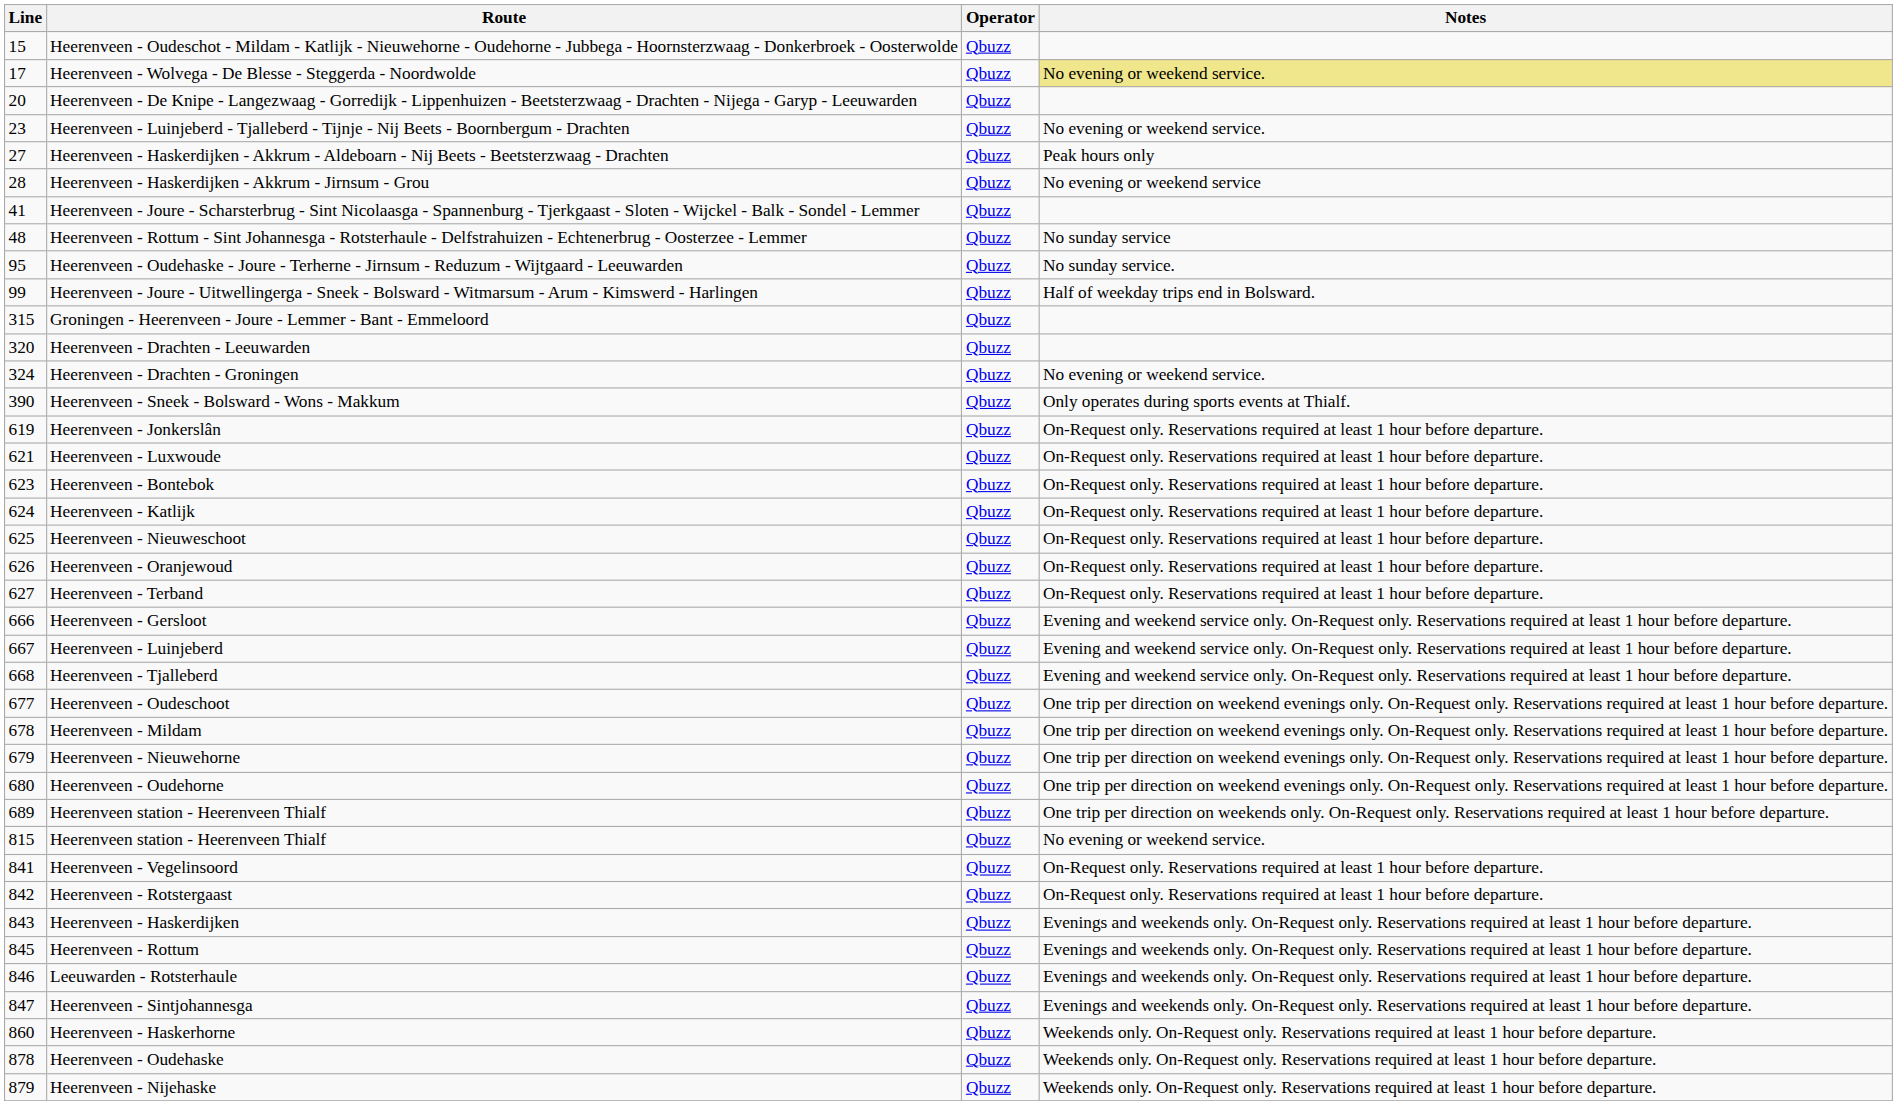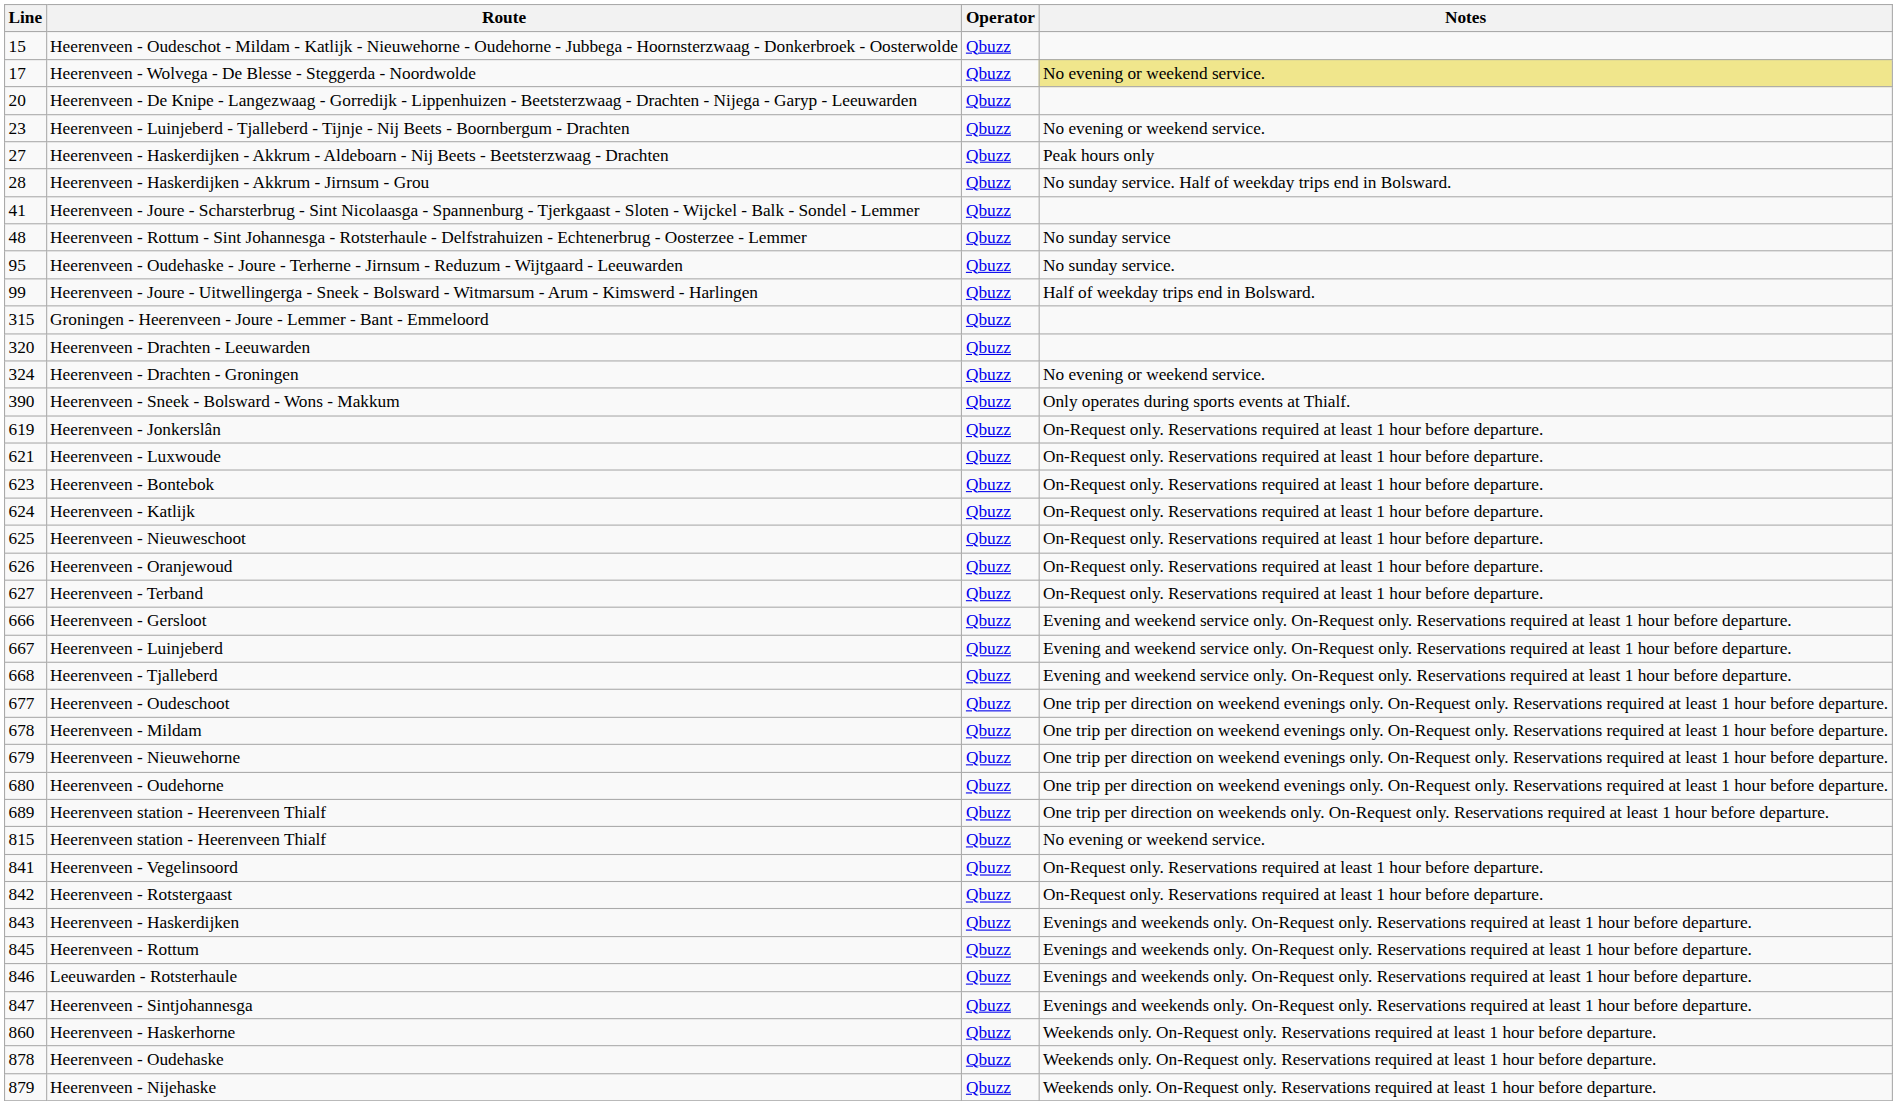(1152, 182) No evening or weekend service -> (1247, 182) No sunday service. Half of weekday trips end in Bolsward.
